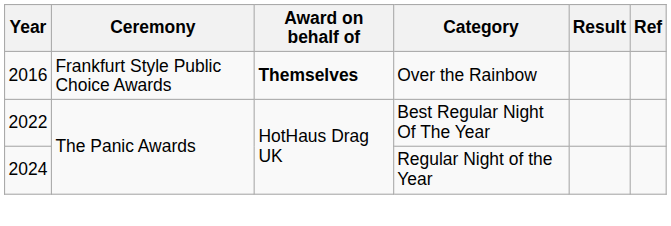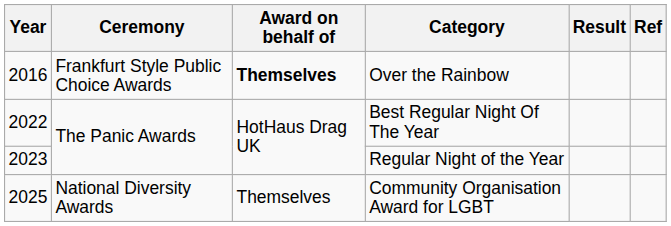(28, 169) 2024 -> (28, 160) 2023
+ row: (465, 197)
